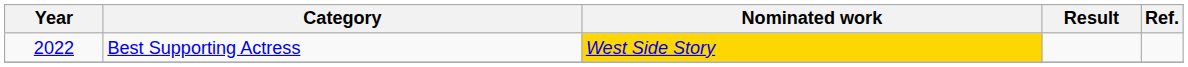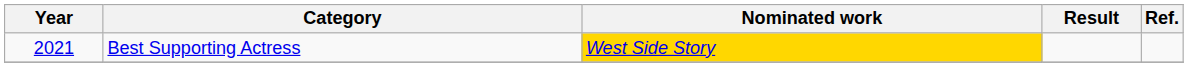(54, 47) 2022 -> (54, 47) 2021
